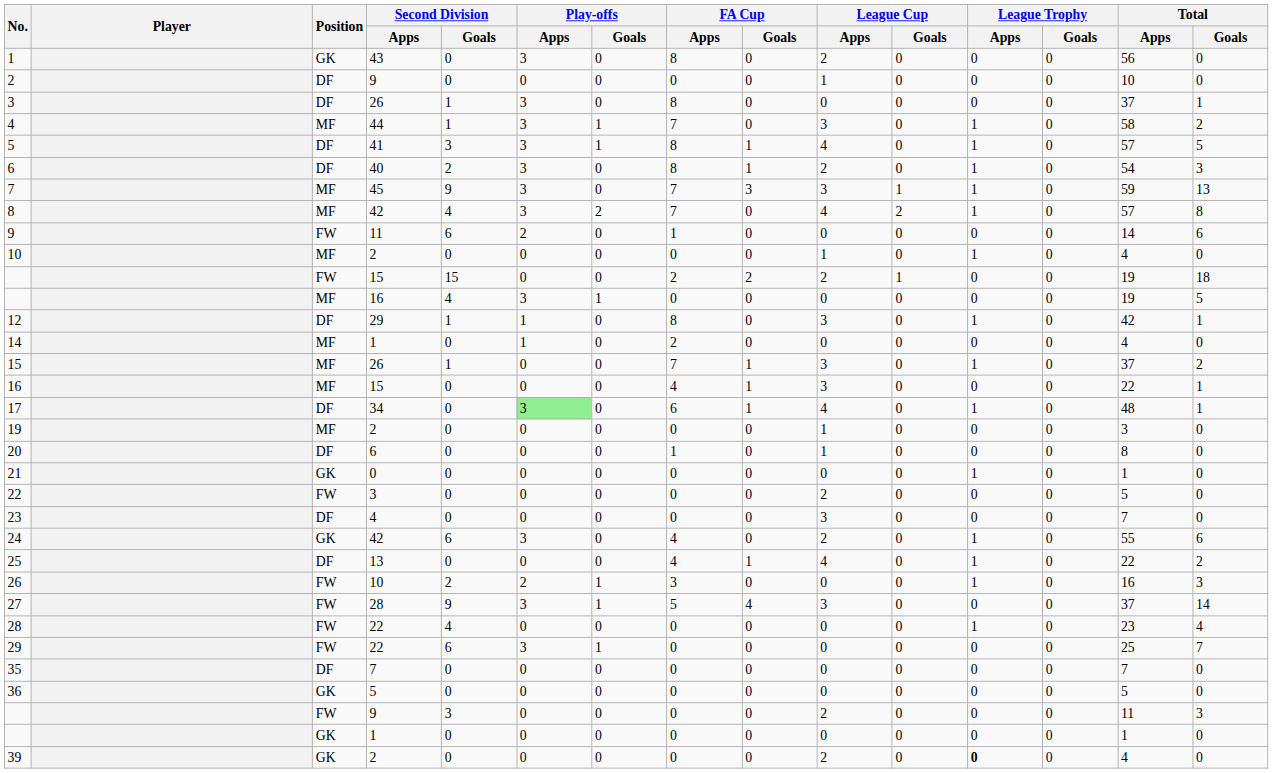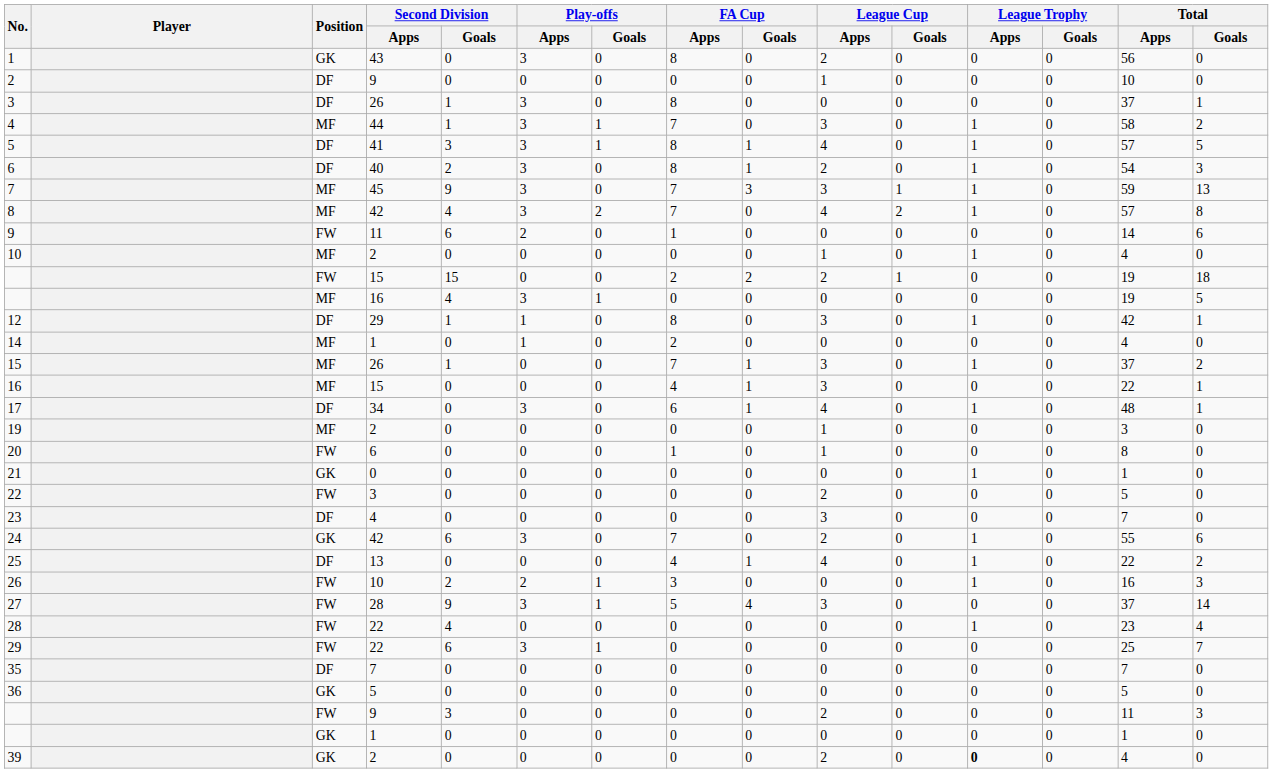(523, 408) lightgreen background -> (523, 408) no background
(325, 451) DF -> (326, 451) FW
(674, 539) 4 -> (674, 539) 7
